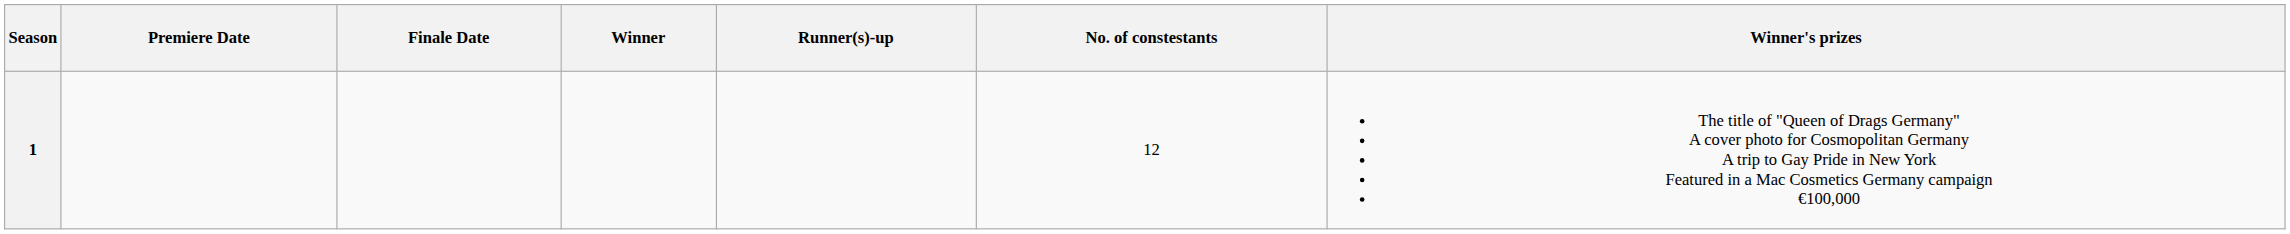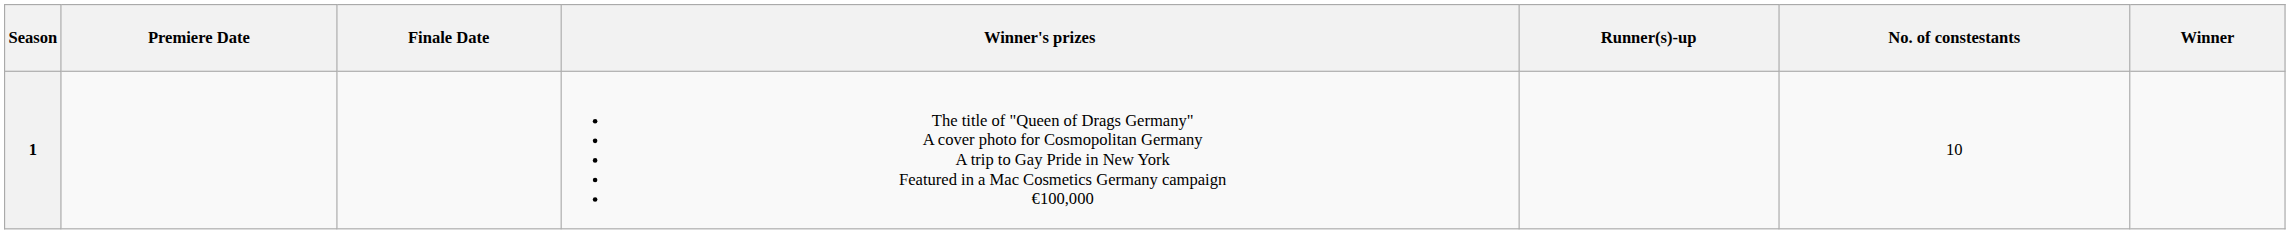columns swapped: (638, 38) <-> (1806, 38)
(1151, 150) 12 -> (1954, 150) 10
